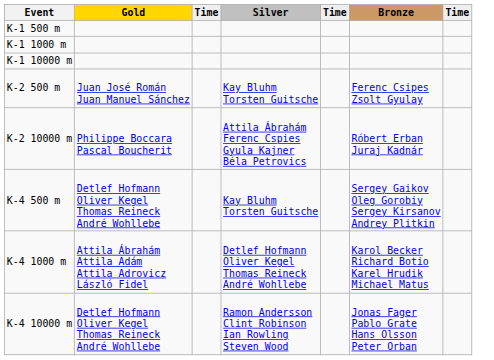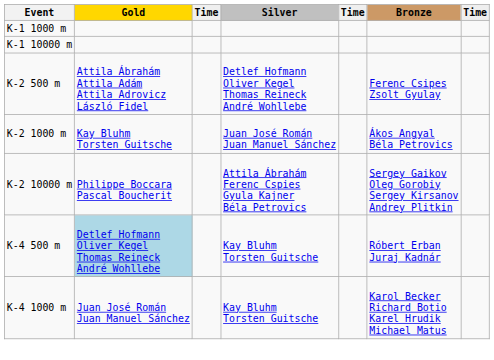- row: (34, 29)
(133, 94) Juan José Román Juan Manuel Sánchez -> (121, 89) Attila Ábrahám Attila Adám Attila Adrovicz László Fidel
(271, 94) Kay Bluhm Torsten Guitsche -> (265, 89) Detlef Hofmann Oliver Kegel Thomas Reineck André Wohllebe
+ row: (36, 134)
(387, 144) Róbert Erban Juraj Kadnár -> (414, 190) Sergey Gaikov Oleg Gorobiy Sergey Kirsanov Andrey Plitkin
(119, 206) no background -> (119, 252) lightblue background
(396, 206) Sergey Gaikov Oleg Gorobiy Sergey Kirsanov Andrey Plitkin -> (405, 252) Róbert Erban Juraj Kadnár
(121, 268) Attila Ábrahám Attila Adám Attila Adrovicz László Fidel -> (133, 313) Juan José Román Juan Manuel Sánchez
(265, 268) Detlef Hofmann Oliver Kegel Thomas Reineck André Wohllebe -> (271, 313) Kay Bluhm Torsten Guitsche
- row: (39, 324)
